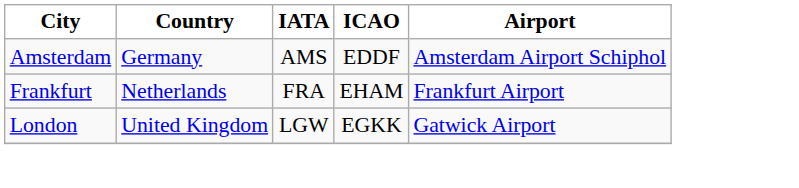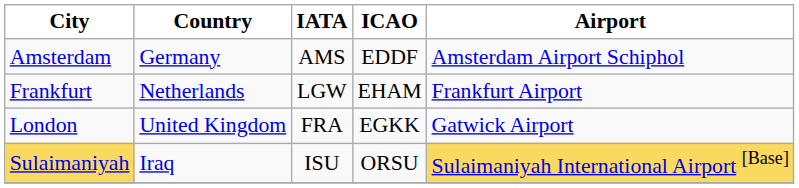(304, 90) FRA -> (322, 90) LGW
(304, 125) LGW -> (322, 125) FRA
+ row: (70, 162)
